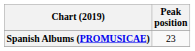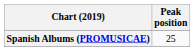(171, 38) 23 -> (171, 38) 25
